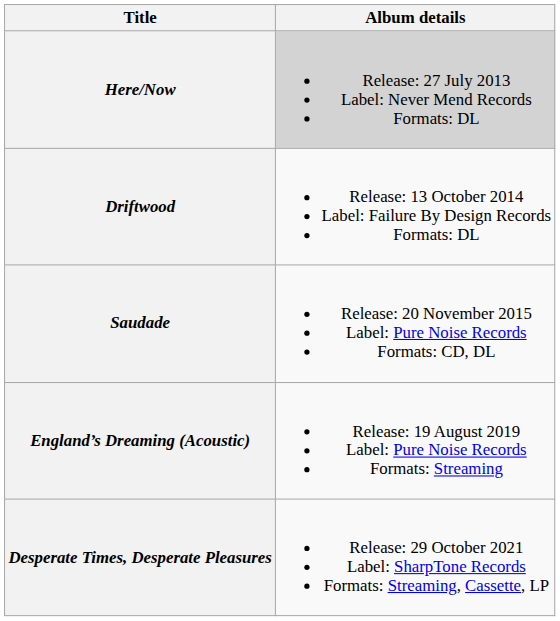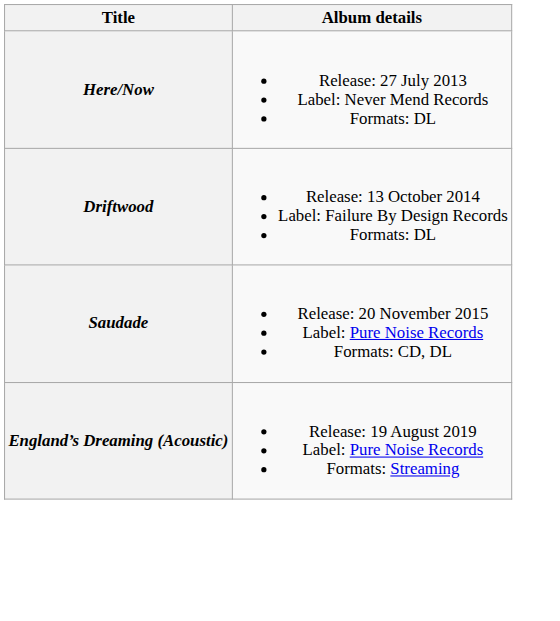(415, 99) lightgrey background -> (372, 99) no background
- row: (140, 557)
